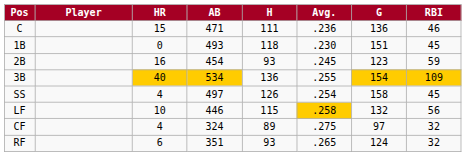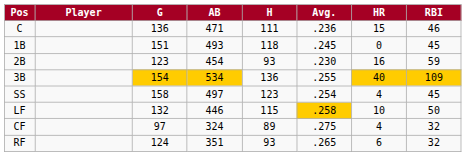columns swapped: (379, 13) <-> (160, 13)
(324, 45) .230 -> (324, 45) .245
(324, 61) .245 -> (324, 61) .230
(269, 94) 126 -> (269, 94) 123
(434, 110) 56 -> (434, 110) 50
